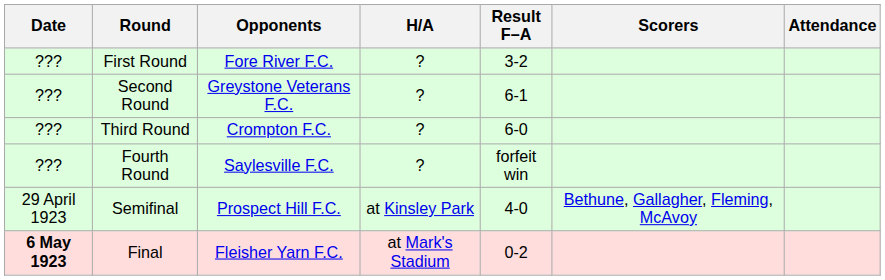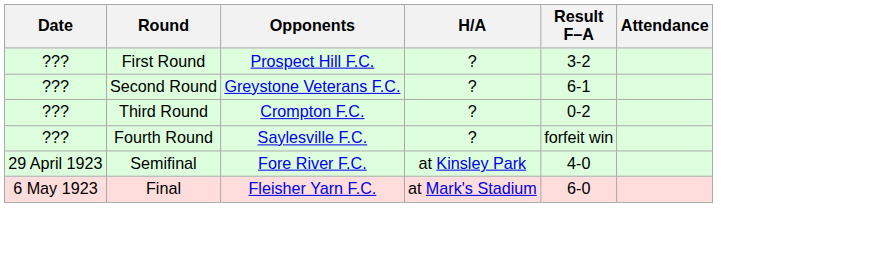- column: (668, 26)
(279, 61) Fore River F.C. -> (312, 61) Prospect Hill F.C.
(516, 130) 6-0 -> (579, 112) 0-2
(279, 209) Prospect Hill F.C. -> (312, 163) Fore River F.C.
(49, 252) bold -> (55, 189) normal
(516, 252) 0-2 -> (579, 189) 6-0
